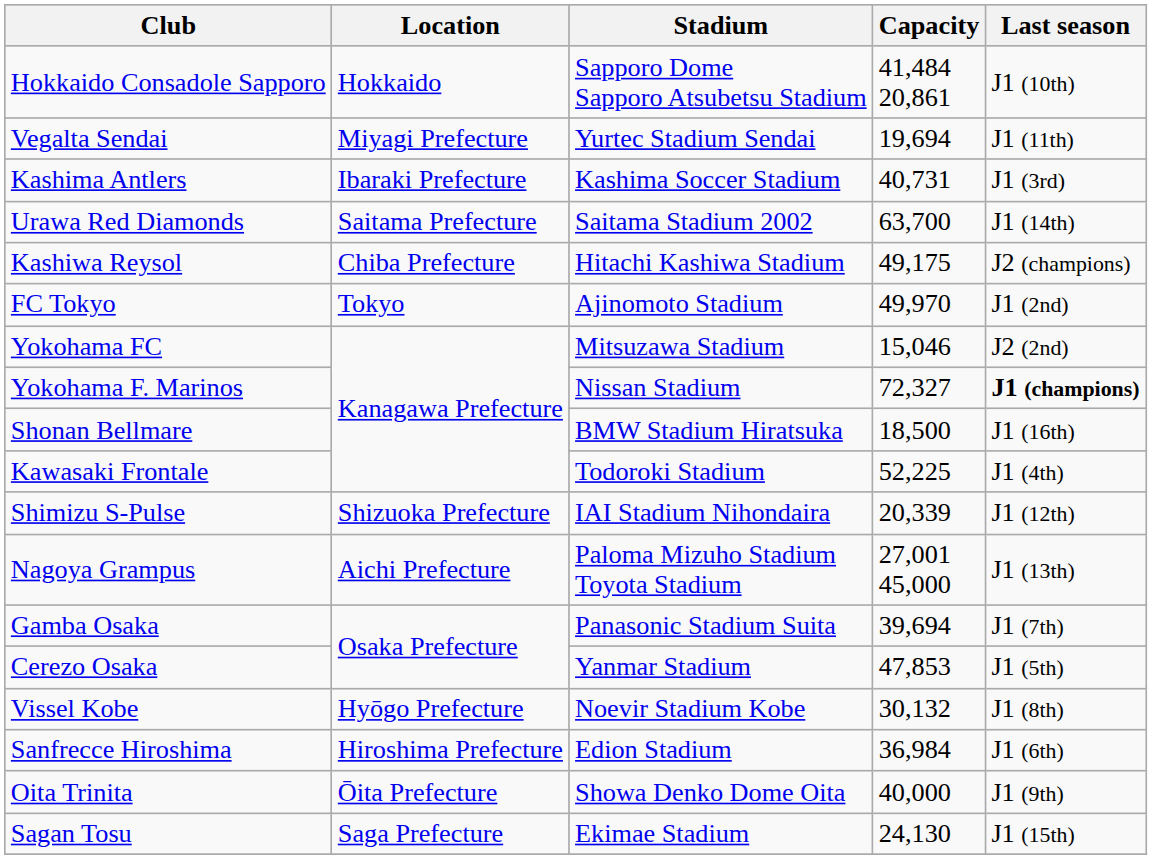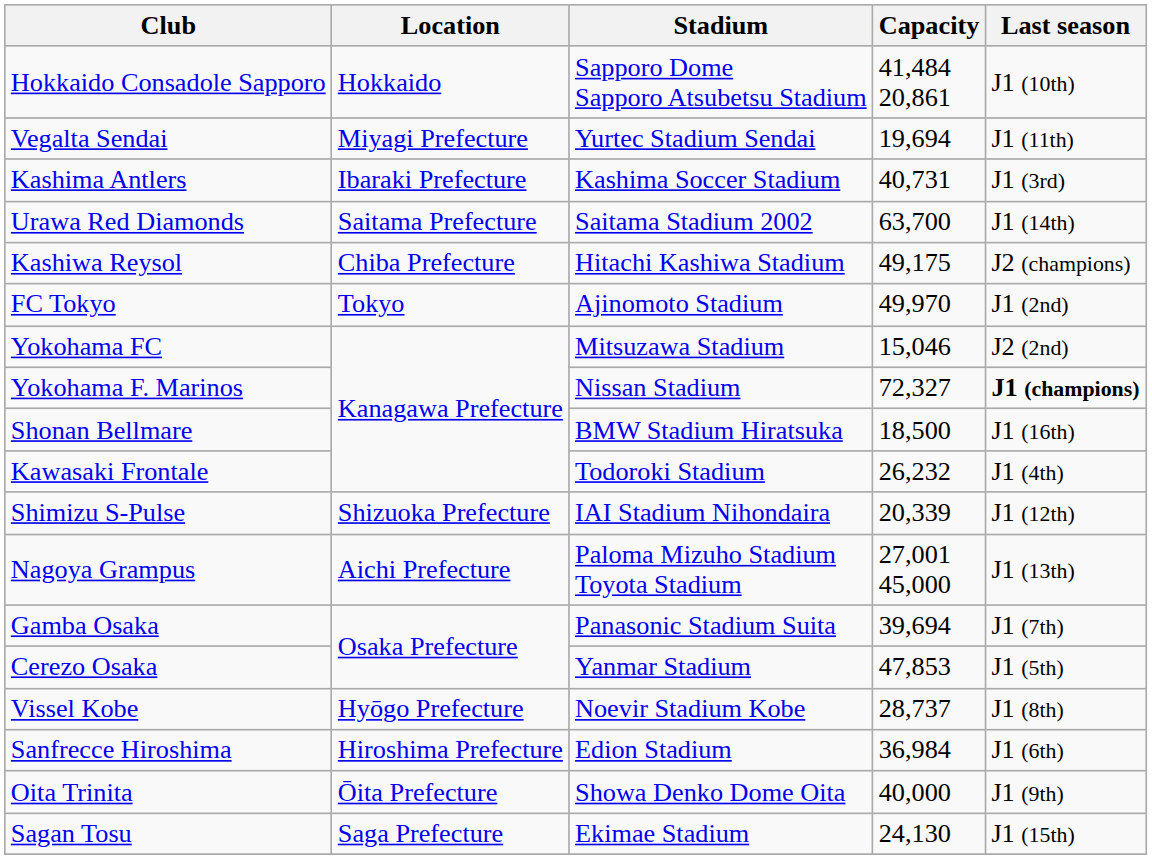(915, 470) 52,225 -> (915, 470) 26,232
(915, 708) 30,132 -> (915, 708) 28,737
